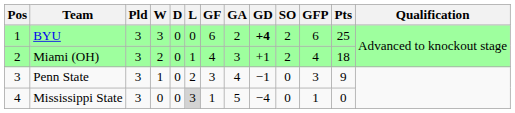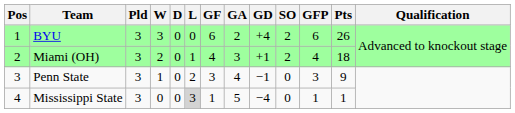(263, 35) bold -> (263, 35) normal
(343, 35) 25 -> (343, 35) 26
(343, 98) 0 -> (343, 98) 1
